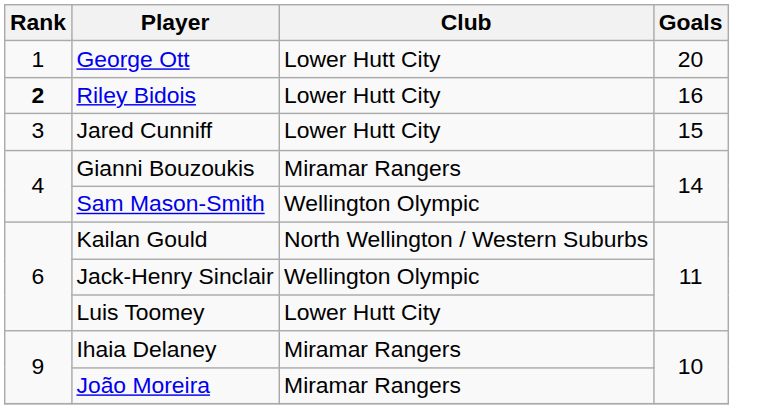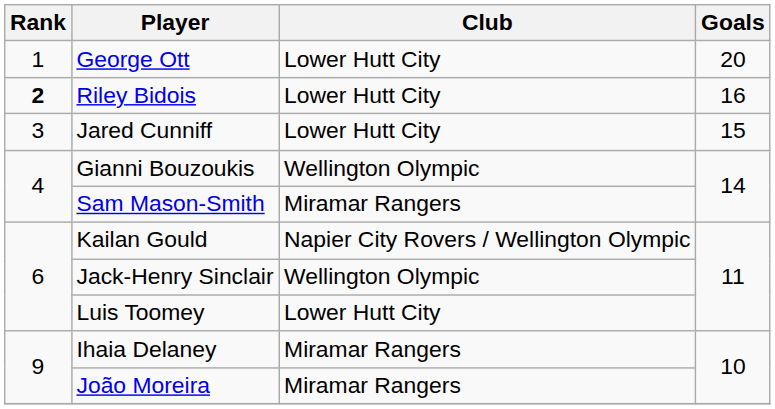(372, 167) Miramar Rangers -> (382, 167) Wellington Olympic
(382, 204) Wellington Olympic -> (372, 204) Miramar Rangers
(466, 240) North Wellington / Western Suburbs -> (487, 240) Napier City Rovers / Wellington Olympic
